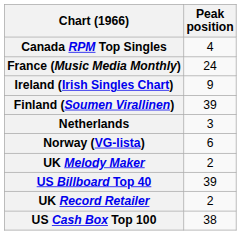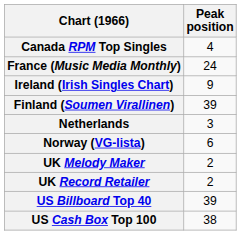rows swapped: (94, 201) <-> (94, 182)
